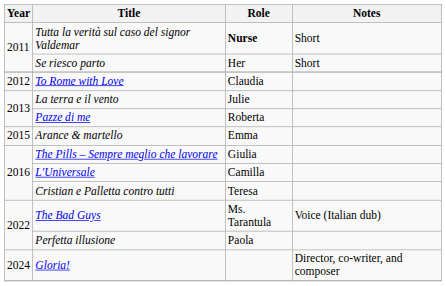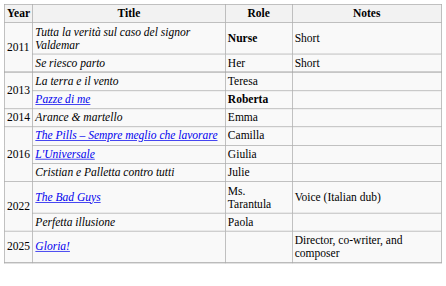- row: (79, 81)
(239, 99) Julie -> (243, 81) Teresa
(246, 117) normal -> (248, 99) bold
(19, 136) 2015 -> (19, 117) 2014
(242, 154) Giulia -> (246, 136) Camilla
(246, 172) Camilla -> (242, 154) Giulia
(243, 191) Teresa -> (239, 172) Julie
(19, 265) 2024 -> (19, 247) 2025
